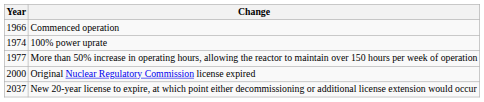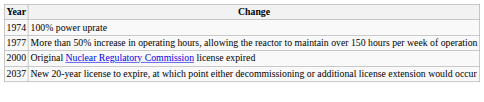- row: (75, 27)
